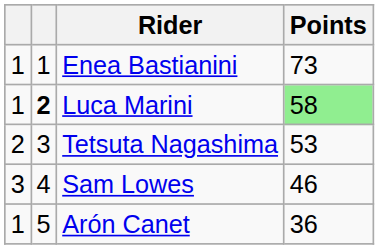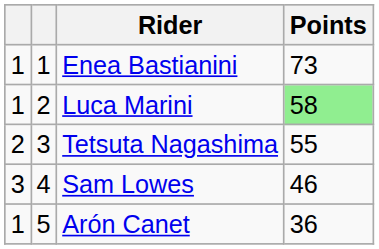(43, 105) bold -> (43, 105) normal
(304, 145) 53 -> (304, 145) 55
